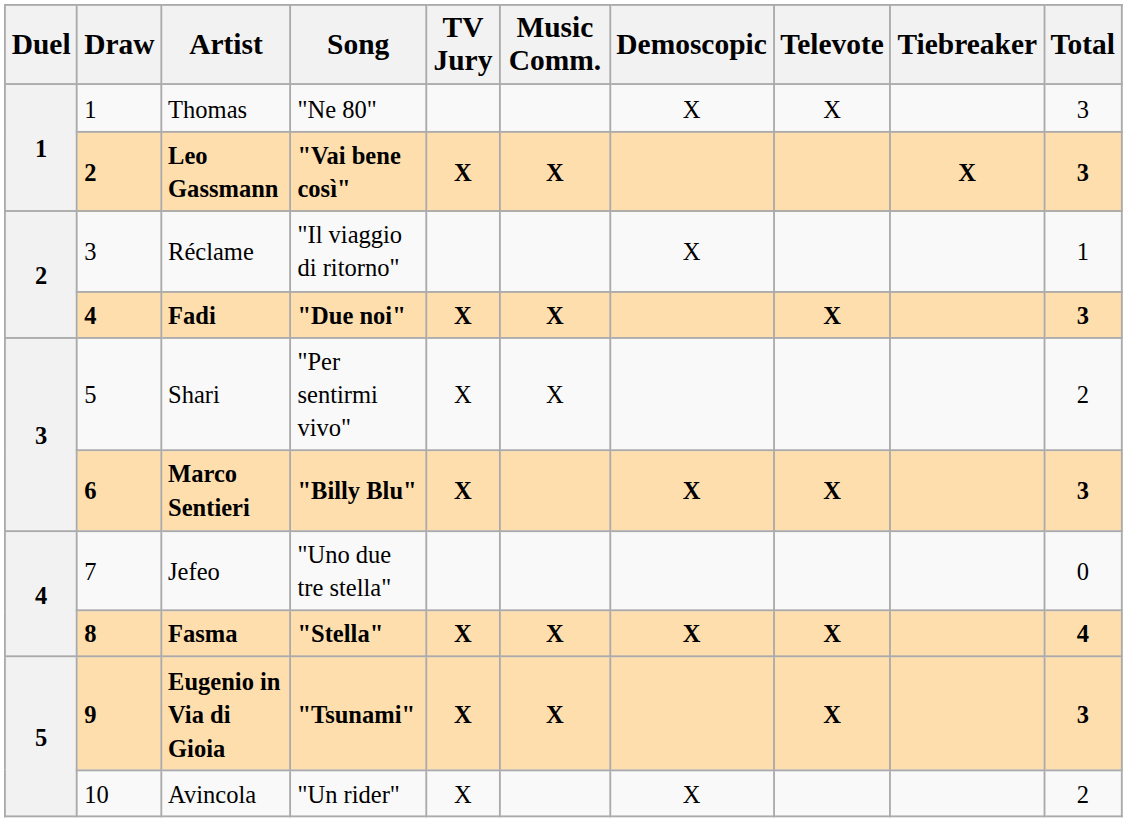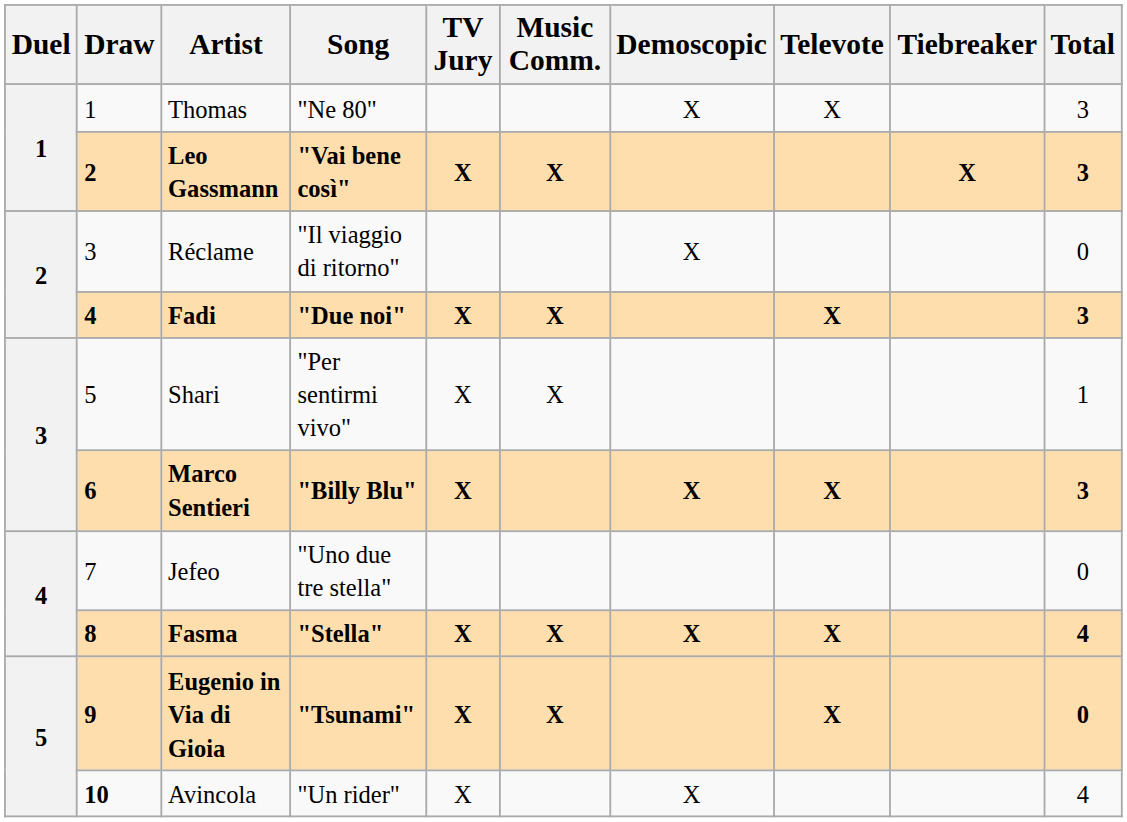(1083, 252) 1 -> (1083, 252) 0
(1083, 395) 2 -> (1083, 395) 1
(1083, 714) 3 -> (1083, 714) 0
(96, 794) normal -> (96, 792) bold
(1083, 794) 2 -> (1083, 794) 4
